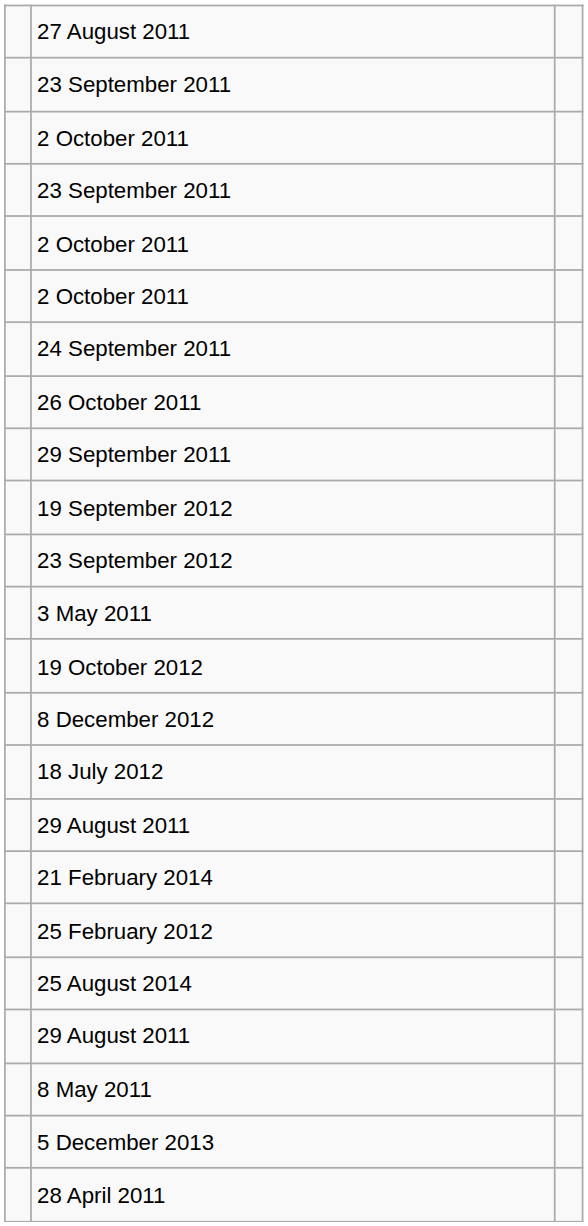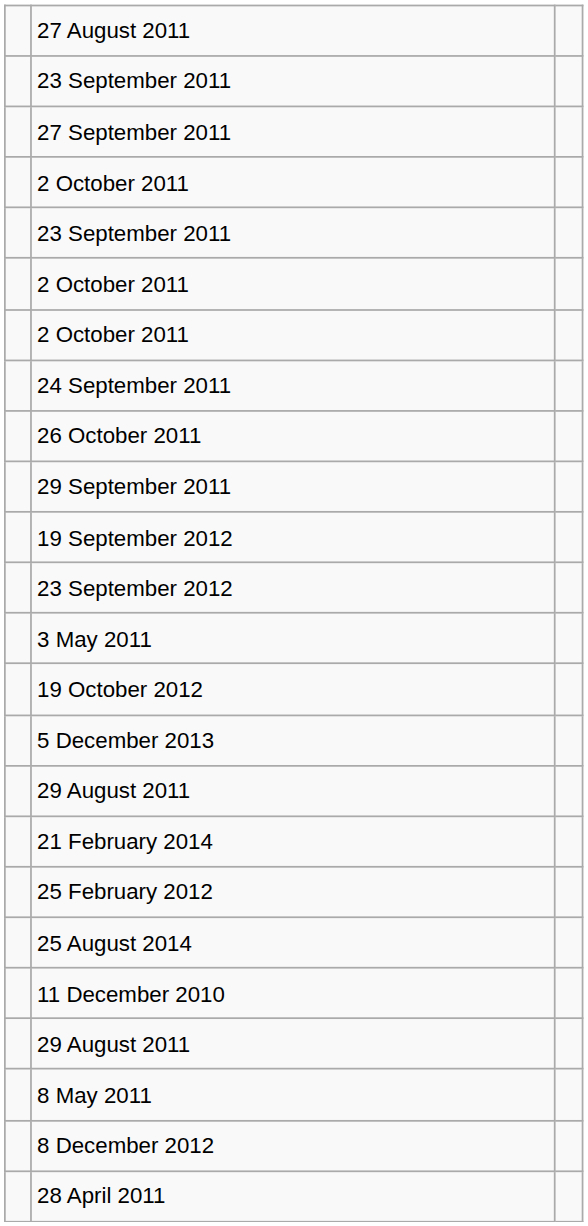+ row: (18, 132)
rows swapped: (18, 1142) <-> (18, 719)
- row: (18, 772)
+ row: (18, 993)
